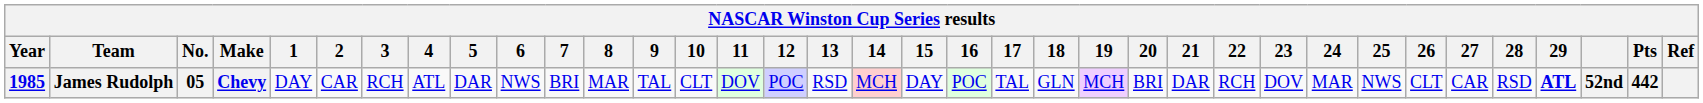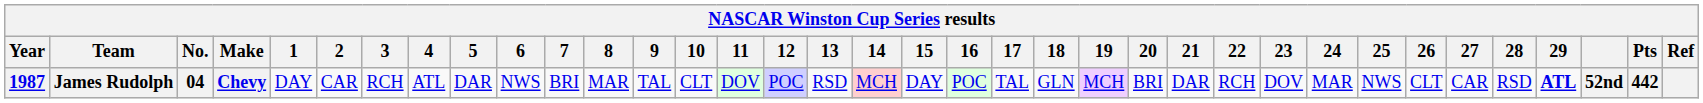(27, 82) 1985 -> (27, 82) 1987
(195, 82) 05 -> (195, 82) 04
